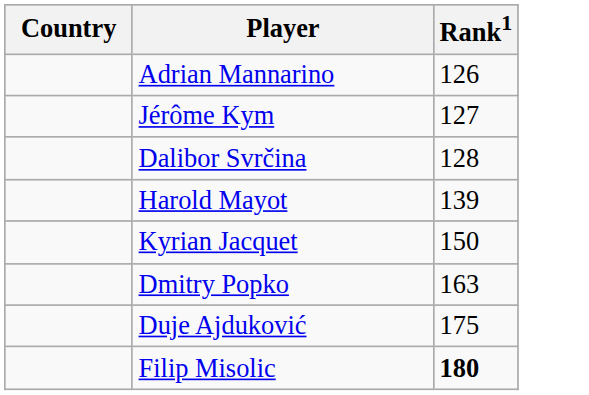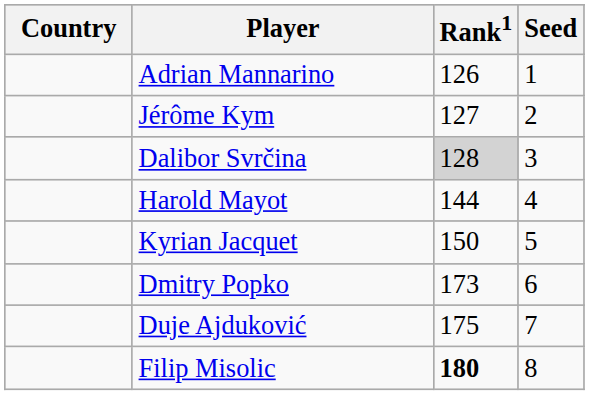+ column: (551, 28)
(459, 158) no background -> (459, 158) lightgrey background
(459, 200) 139 -> (459, 200) 144
(459, 283) 163 -> (459, 283) 173
